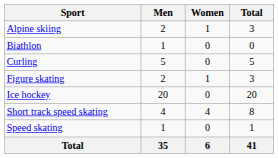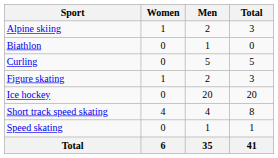columns swapped: (163, 12) <-> (207, 12)
